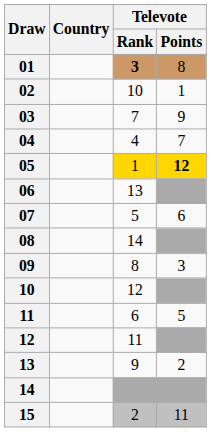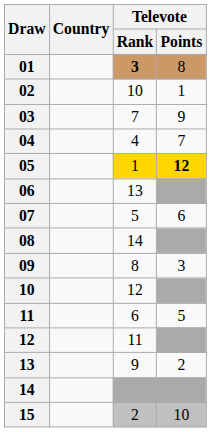(181, 414) 11 -> (181, 414) 10
